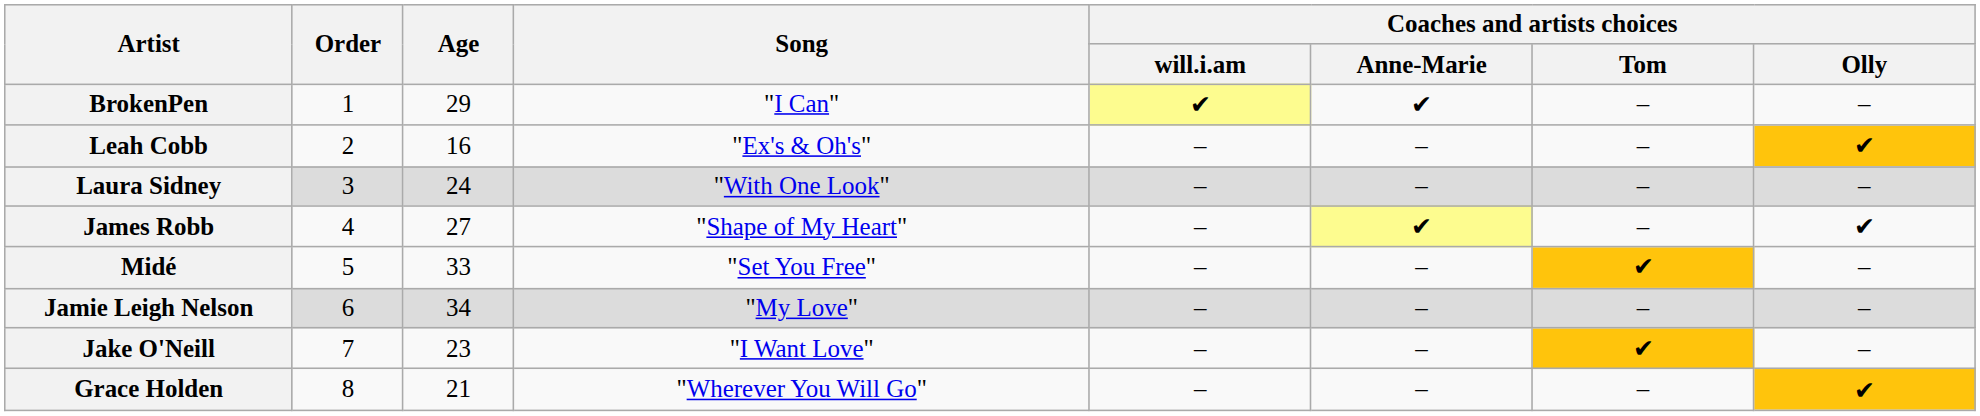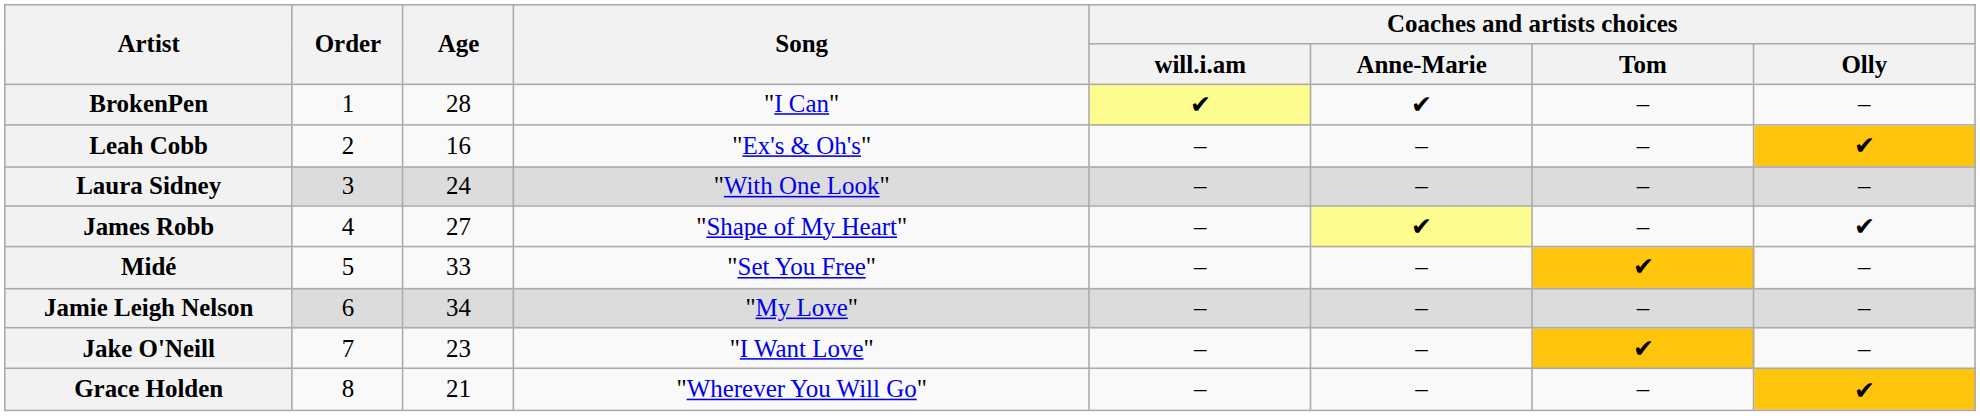(459, 104) 29 -> (459, 104) 28
